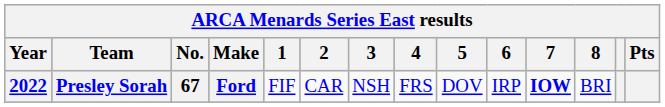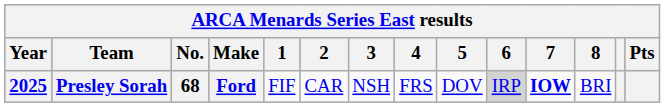(28, 86) 2022 -> (28, 86) 2025
(190, 86) 67 -> (190, 86) 68
(506, 86) no background -> (506, 86) lightgrey background
